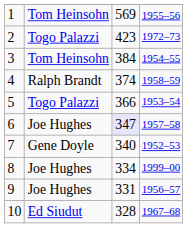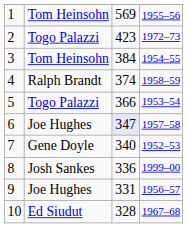(60, 168) Joe Hughes -> (61, 168) Josh Sankes
(126, 168) 334 -> (126, 168) 336
